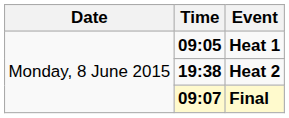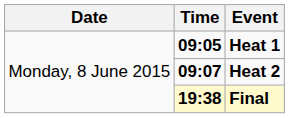(200, 71) 19:38 -> (200, 71) 09:07
(200, 98) 09:07 -> (200, 98) 19:38
